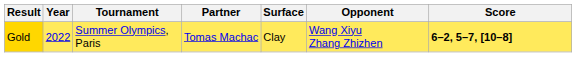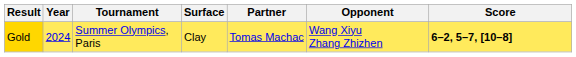columns swapped: (284, 13) <-> (221, 13)
(58, 36) 2022 -> (58, 36) 2024
